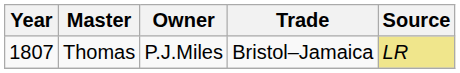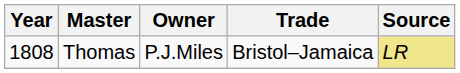(31, 52) 1807 -> (31, 52) 1808
